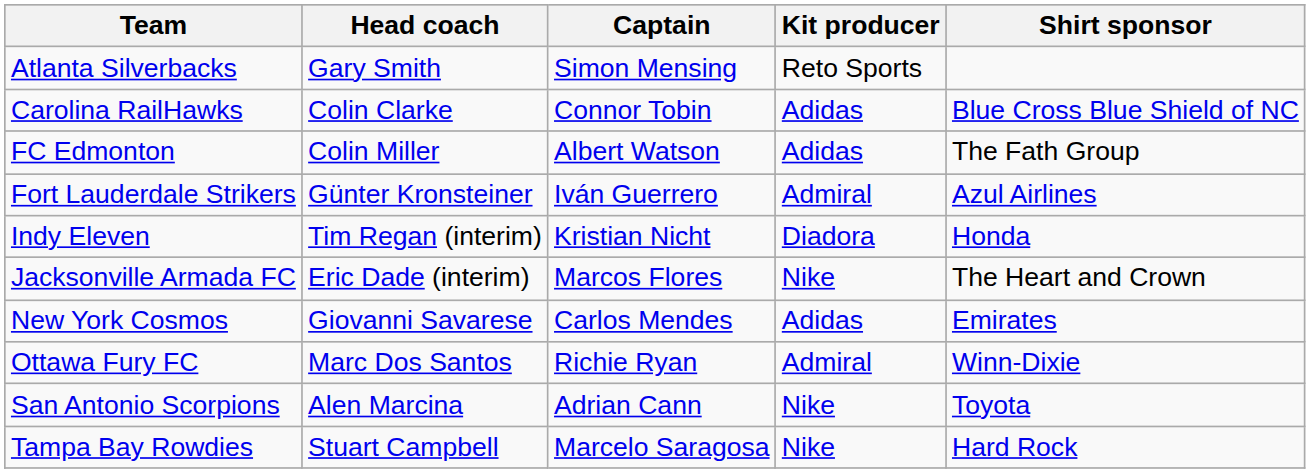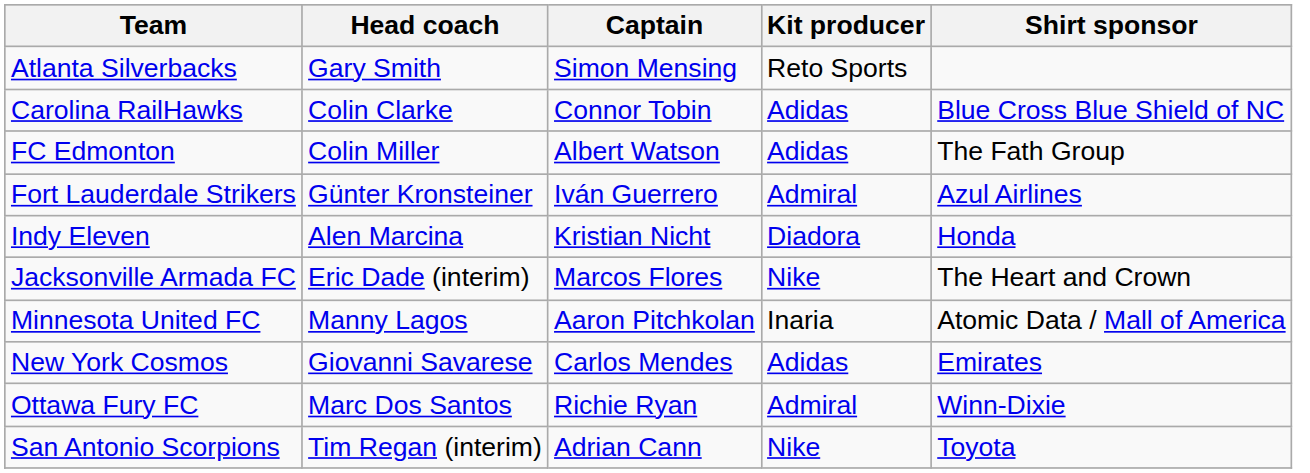(425, 236) Tim Regan (interim) -> (386, 236) Alen Marcina
+ row: (136, 320)
(386, 404) Alen Marcina -> (425, 446) Tim Regan (interim)
- row: (132, 446)
